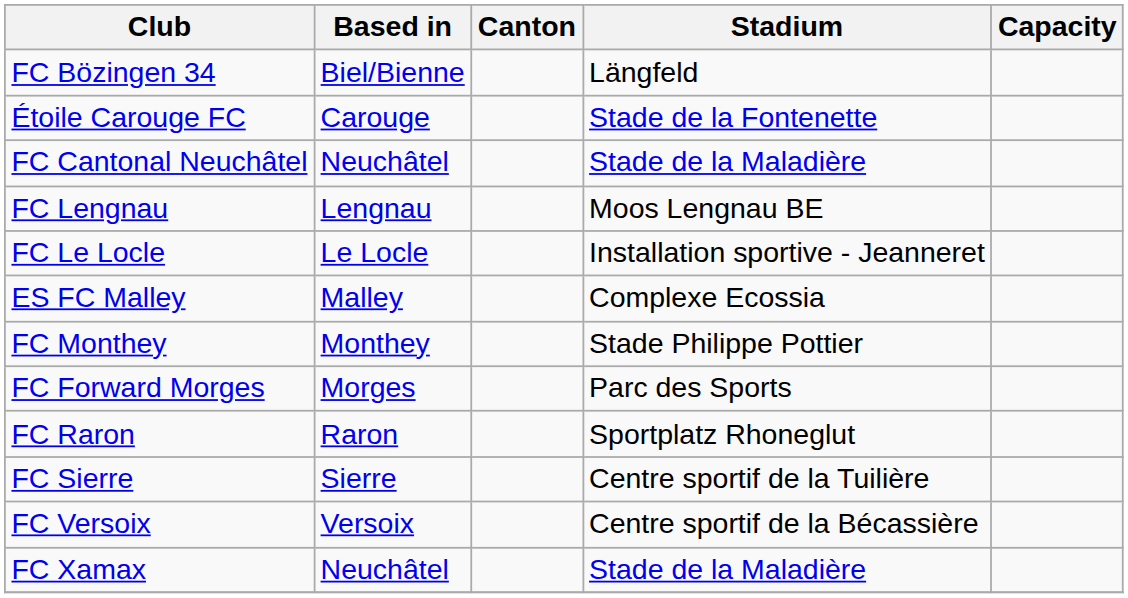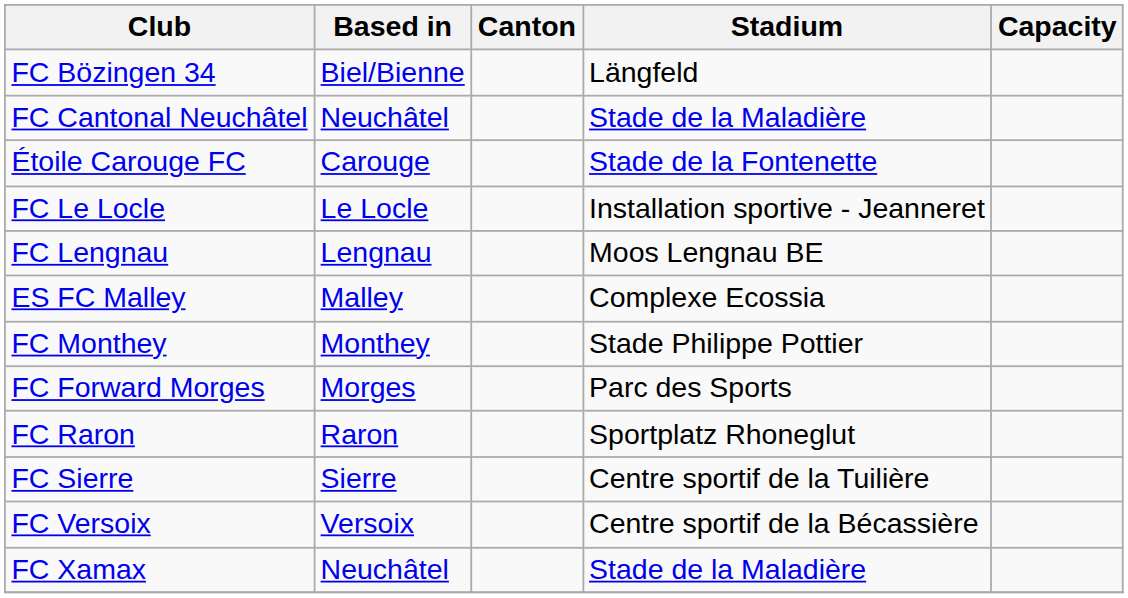rows swapped: (159, 162) <-> (129, 117)
rows swapped: (88, 252) <-> (90, 207)
